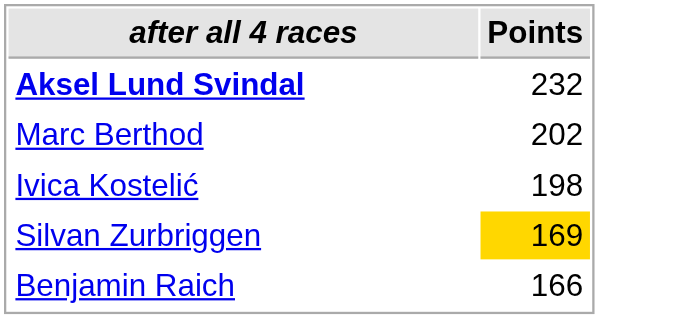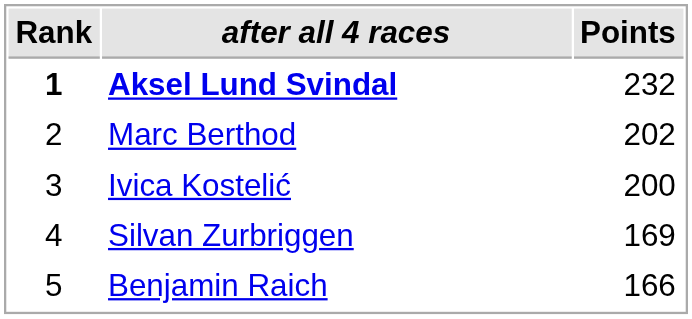+ column: (54, 32)
(557, 185) 198 -> (650, 185) 200
(557, 235) gold background -> (650, 235) no background
